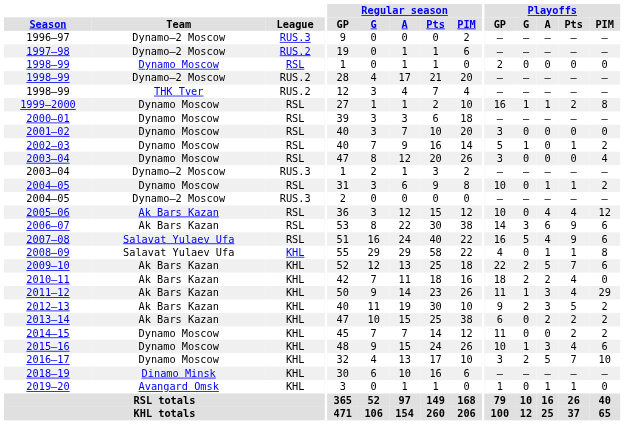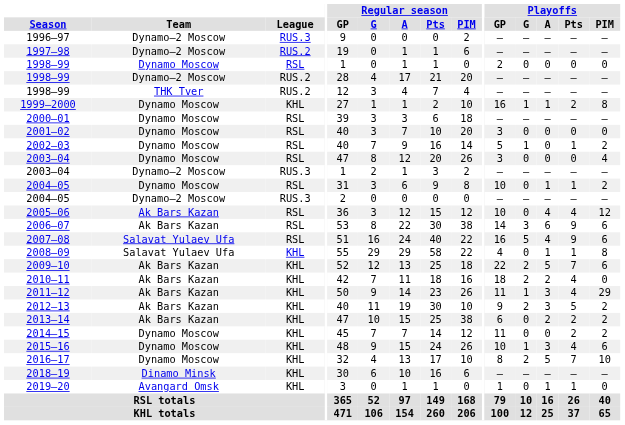(295, 105) RSL -> (295, 105) KHL
(500, 360) 3 -> (500, 360) 8
